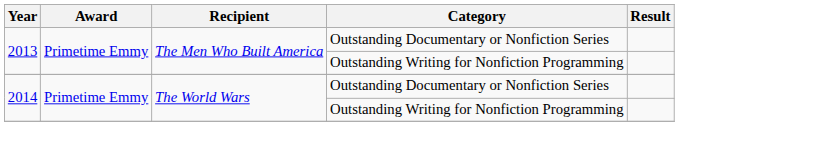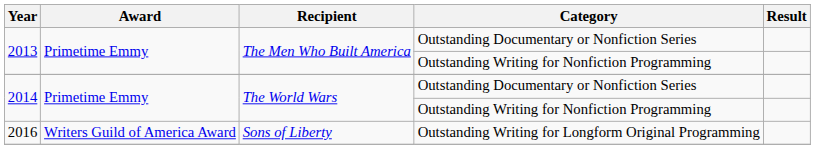+ row: (23, 132)
